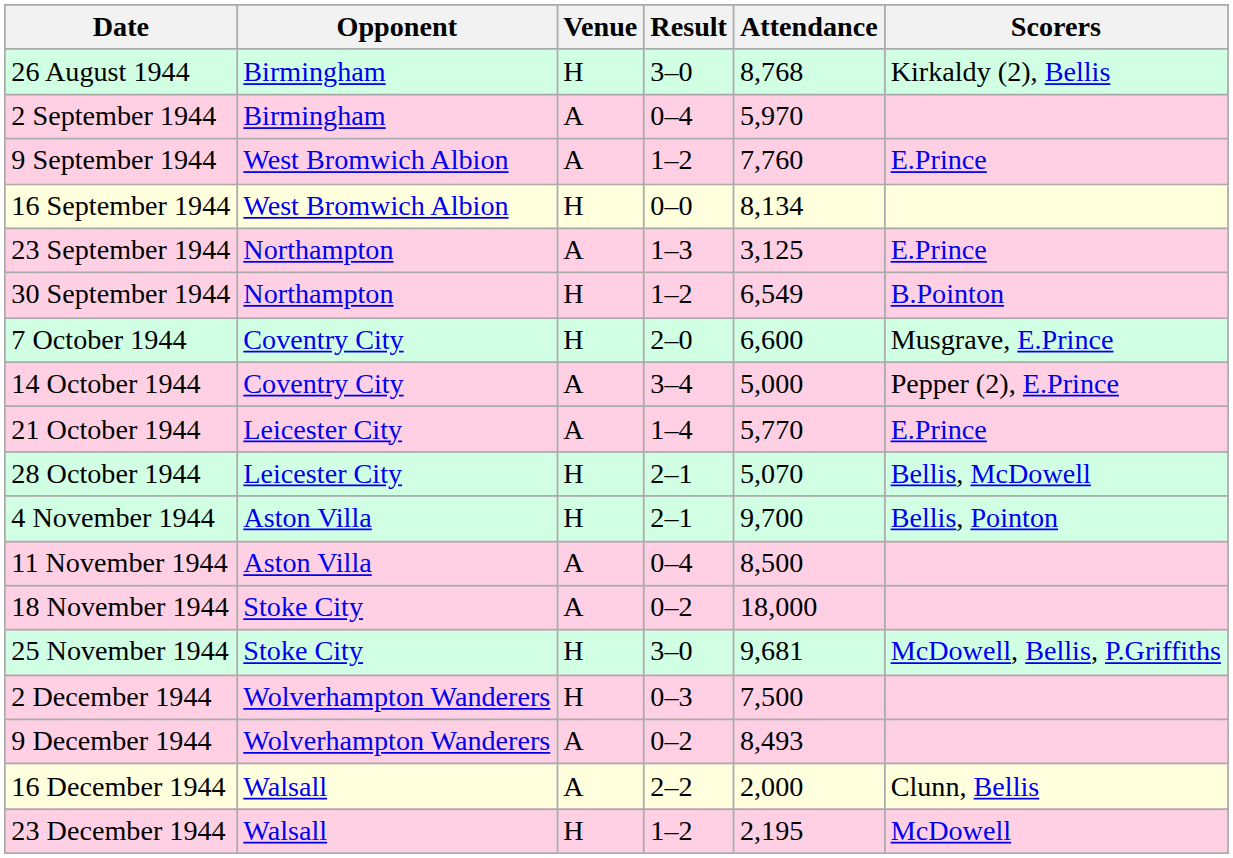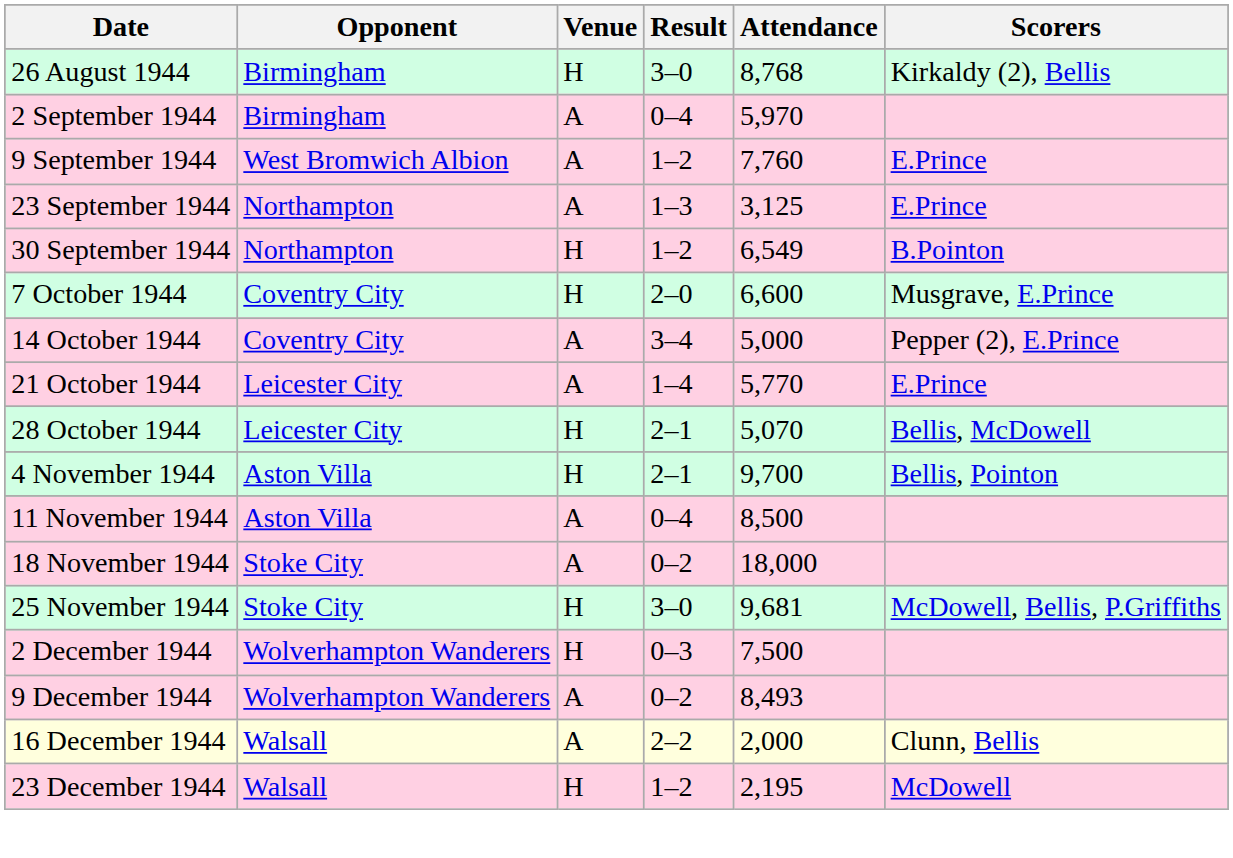- row: (121, 205)
